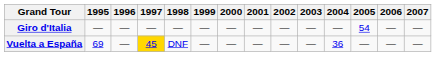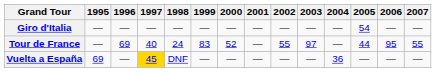+ row: (44, 43)
